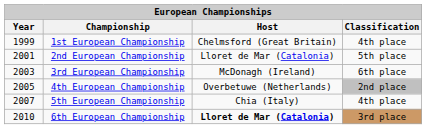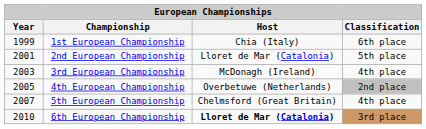(267, 41) Chelmsford (Great Britain) -> (267, 41) Chia (Italy)
(382, 41) 4th place -> (382, 41) 6th place
(382, 71) 6th place -> (382, 71) 4th place
(267, 101) Chia (Italy) -> (267, 101) Chelmsford (Great Britain)
